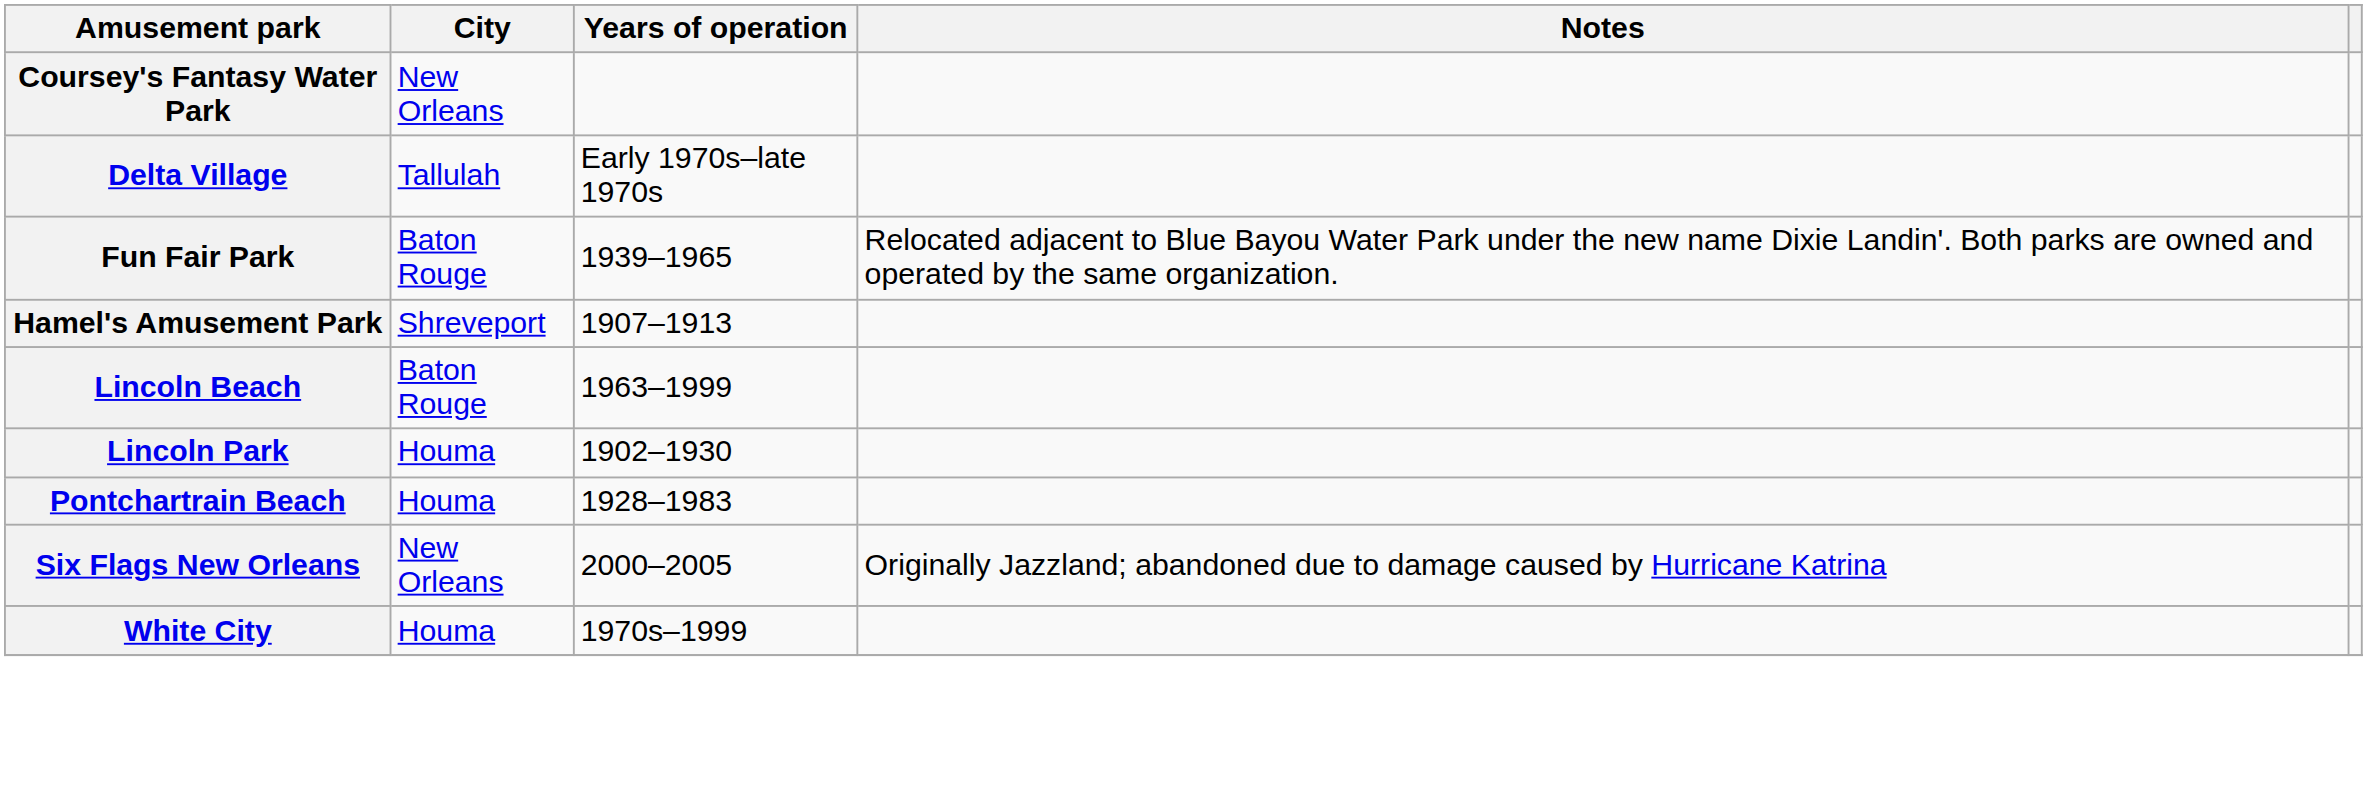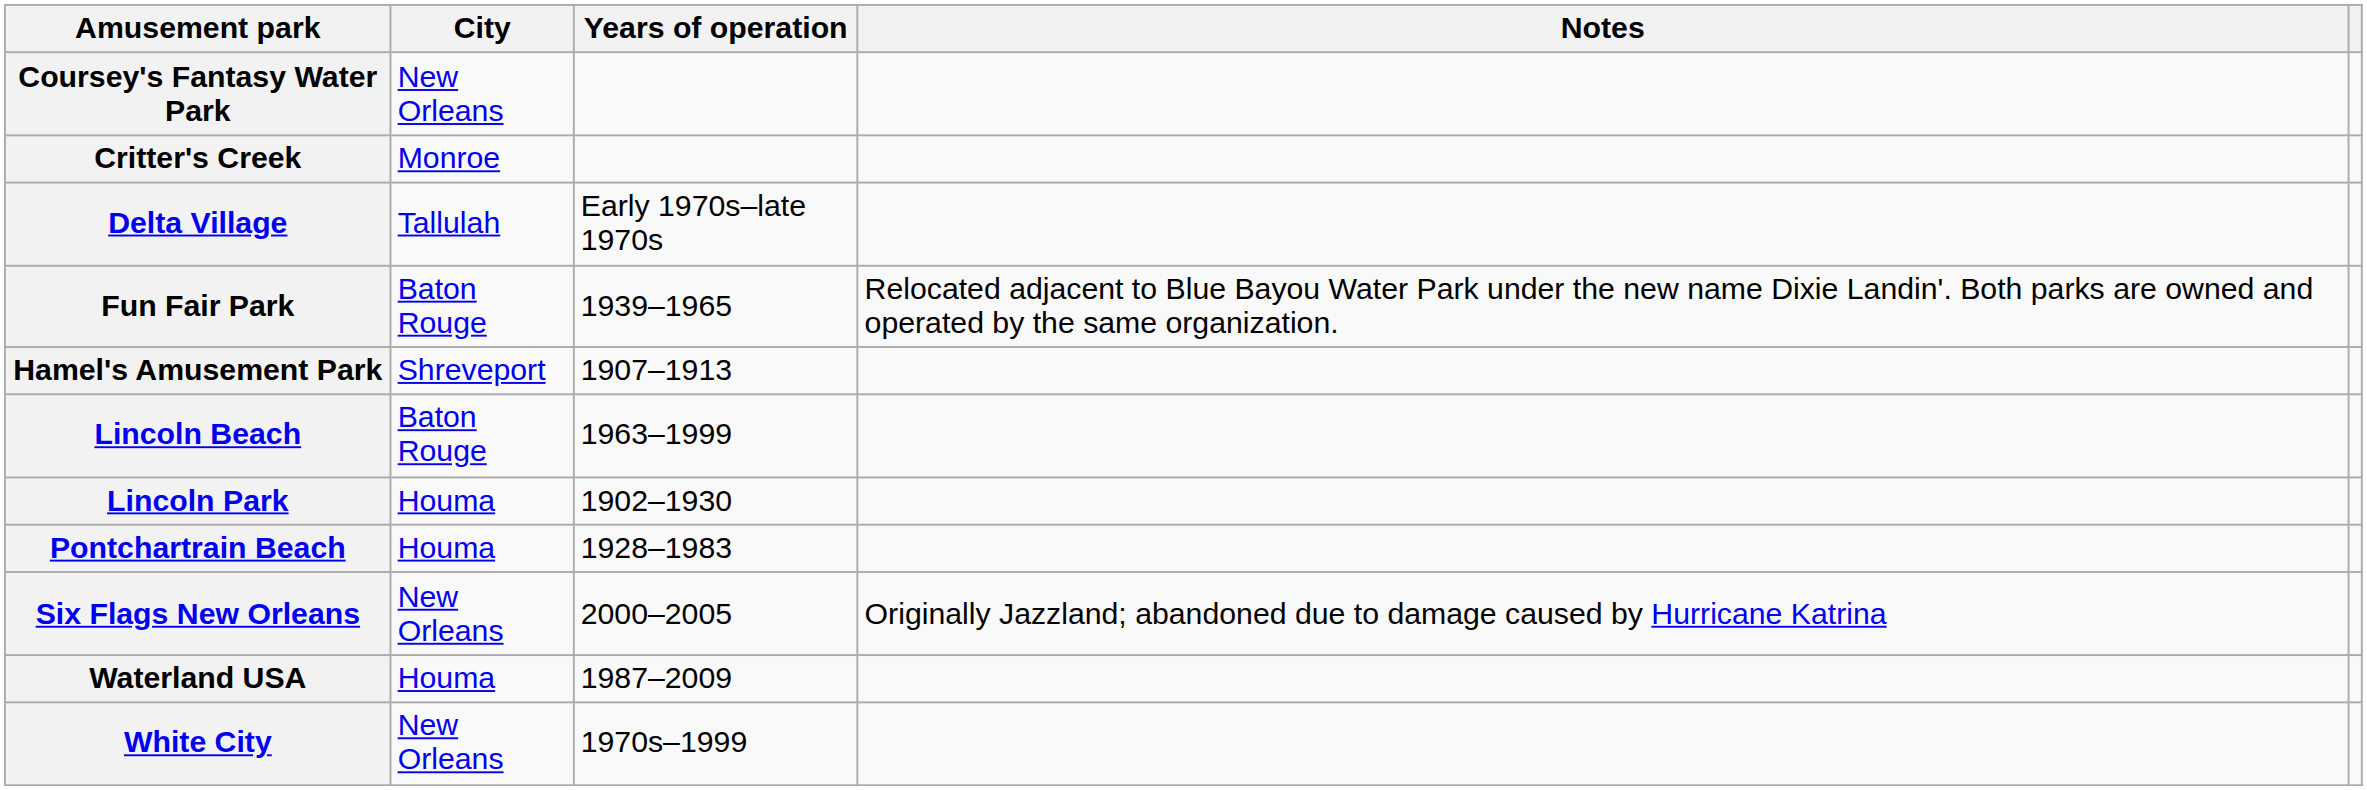+ row: (198, 158)
+ row: (198, 678)
(446, 630) Houma -> (451, 743) New Orleans
